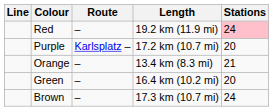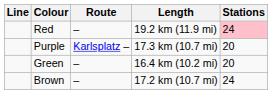(177, 47) 17.2 km (10.7 mi) -> (176, 47) 17.3 km (10.7 mi)
- row: (52, 64)
(177, 98) 17.3 km (10.7 mi) -> (176, 81) 17.2 km (10.7 mi)
